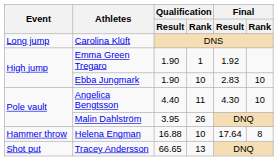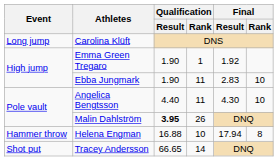(200, 80) 10 -> (200, 80) 11
(170, 120) normal -> (170, 120) bold
(230, 134) 17.64 -> (230, 134) 17.94
(200, 149) 13 -> (200, 149) 14
